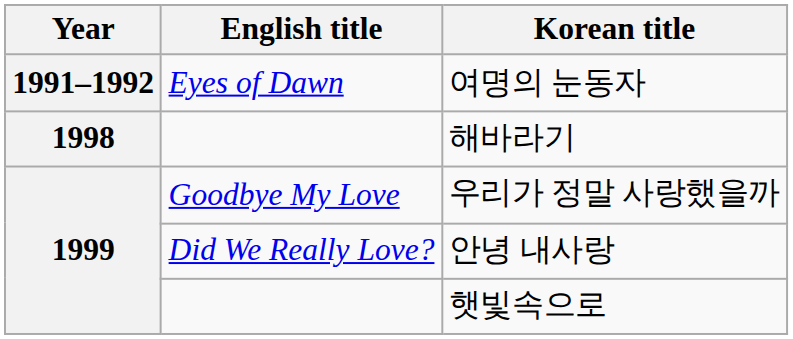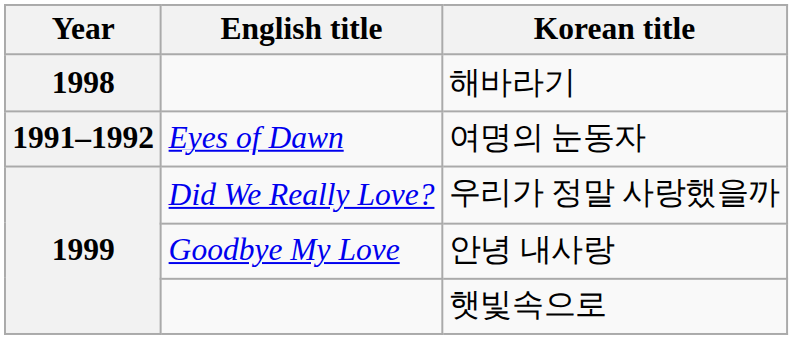rows swapped: (547, 81) <-> (512, 137)
(284, 194) Goodbye My Love -> (302, 194) Did We Really Love?
(302, 250) Did We Really Love? -> (284, 250) Goodbye My Love
